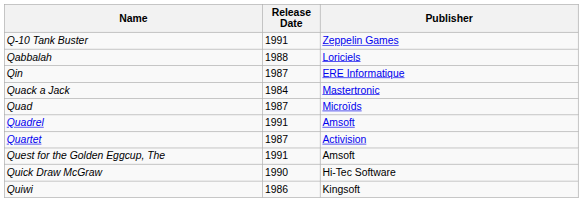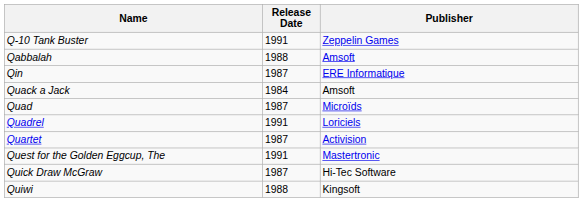(341, 57) Loriciels -> (339, 57) Amsoft
(351, 90) Mastertronic -> (339, 90) Amsoft
(339, 123) Amsoft -> (341, 123) Loriciels
(339, 156) Amsoft -> (351, 156) Mastertronic
(277, 172) 1990 -> (277, 172) 1987
(277, 189) 1986 -> (277, 189) 1988
